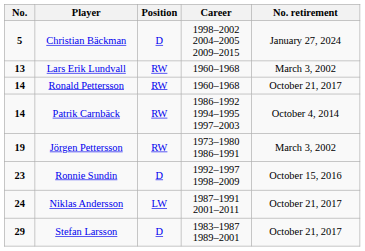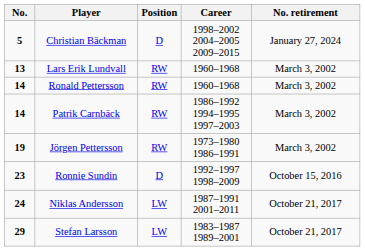(305, 85) October 21, 2017 -> (305, 85) March 3, 2002
(305, 113) October 4, 2014 -> (305, 113) March 3, 2002
(159, 232) D -> (159, 232) LW
